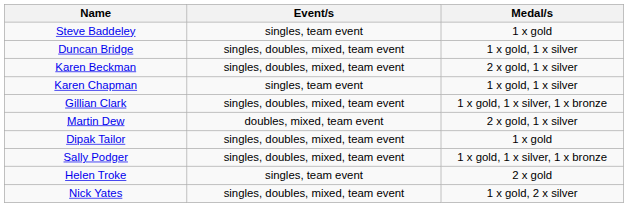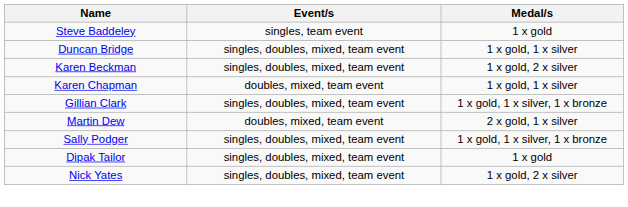(532, 67) 2 x gold, 1 x silver -> (532, 67) 1 x gold, 2 x silver
(314, 85) singles, team event -> (314, 85) doubles, mixed, team event
rows swapped: (96, 157) <-> (96, 139)
- row: (96, 175)
